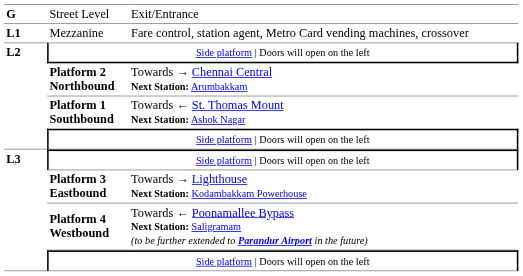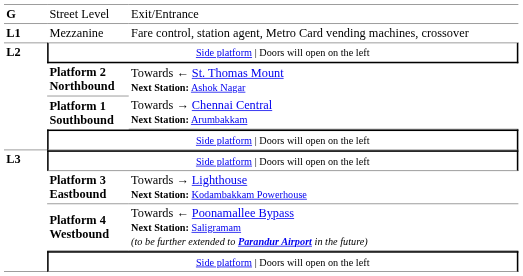(202, 79) Towards → Chennai Central Next Station: Arumbakkam -> (207, 79) Towards ← St. Thomas Mount Next Station: Ashok Nagar
(207, 112) Towards ← St. Thomas Mount Next Station: Ashok Nagar -> (202, 112) Towards → Chennai Central Next Station: Arumbakkam
